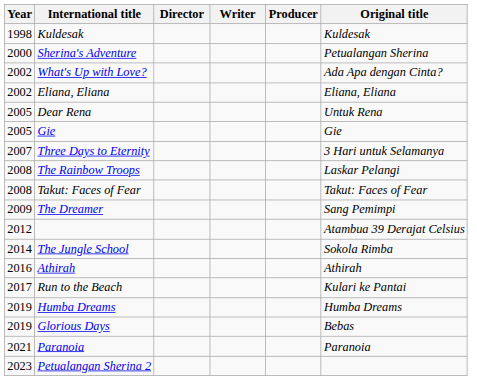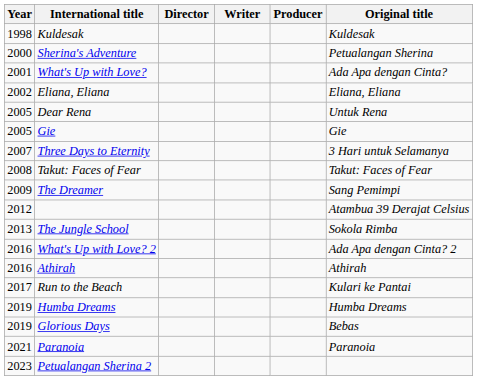(20, 72) 2002 -> (20, 72) 2001
- row: (89, 170)
(20, 248) 2014 -> (20, 229) 2013
+ row: (97, 248)
